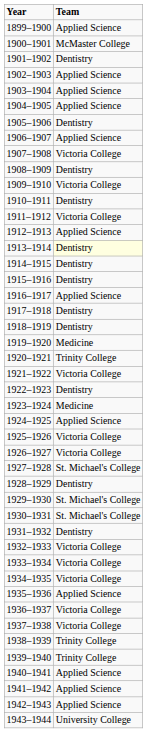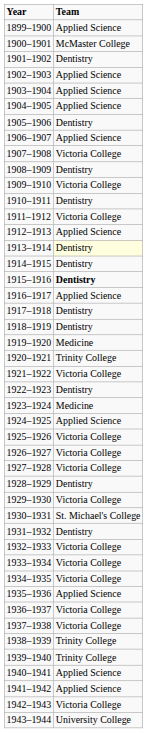(74, 279) normal -> (76, 279) bold
(98, 468) St. Michael's College -> (88, 468) Victoria College
(98, 500) St. Michael's College -> (88, 500) Victoria College
(88, 704) Applied Science -> (88, 704) Victoria College
